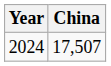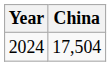(77, 46) 17,507 -> (77, 46) 17,504
